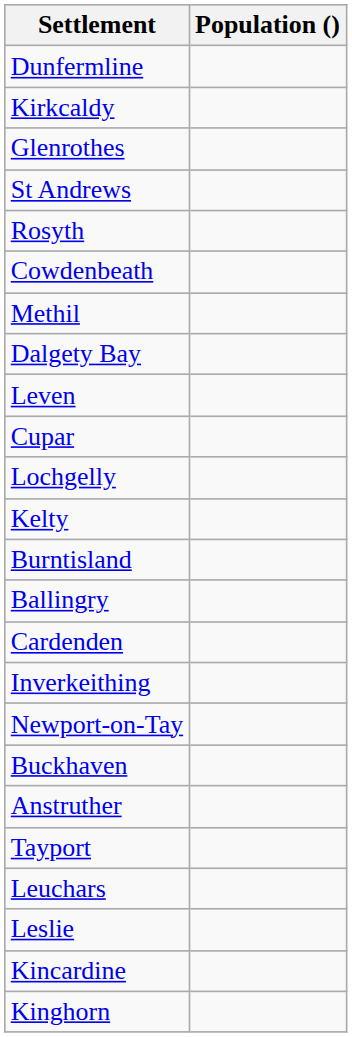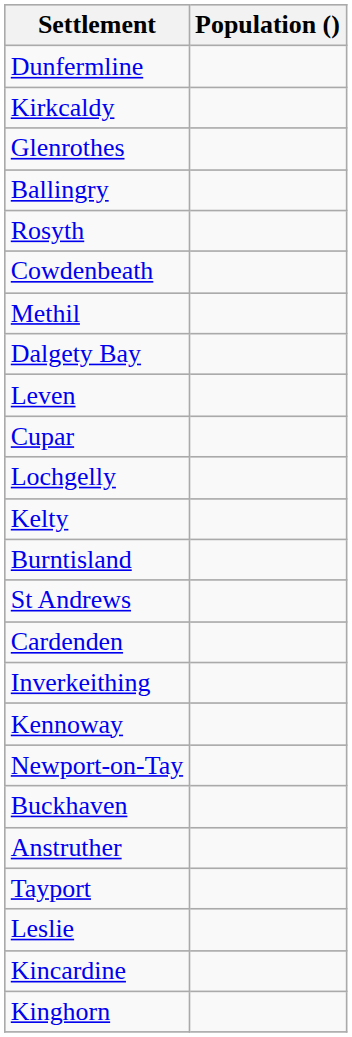rows swapped: (71, 189) <-> (60, 600)
+ row: (67, 723)
- row: (58, 888)
